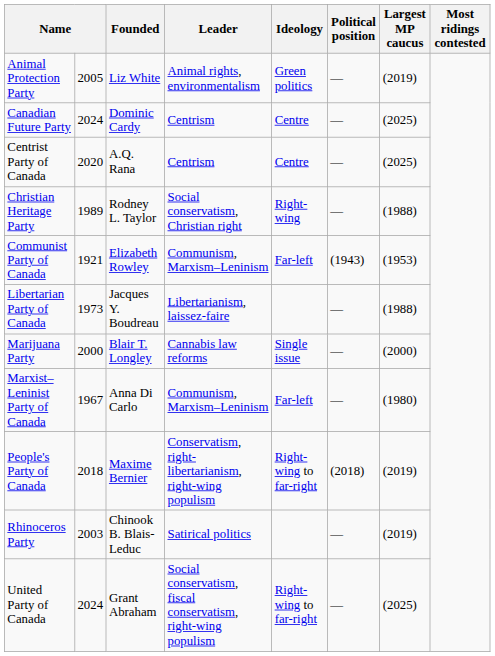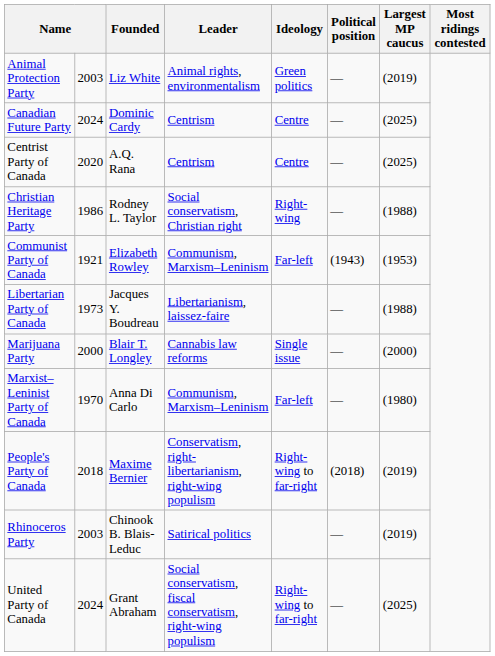(90, 78) 2005 -> (90, 78) 2003
(90, 211) 1989 -> (90, 211) 1986
(90, 400) 1967 -> (90, 400) 1970
